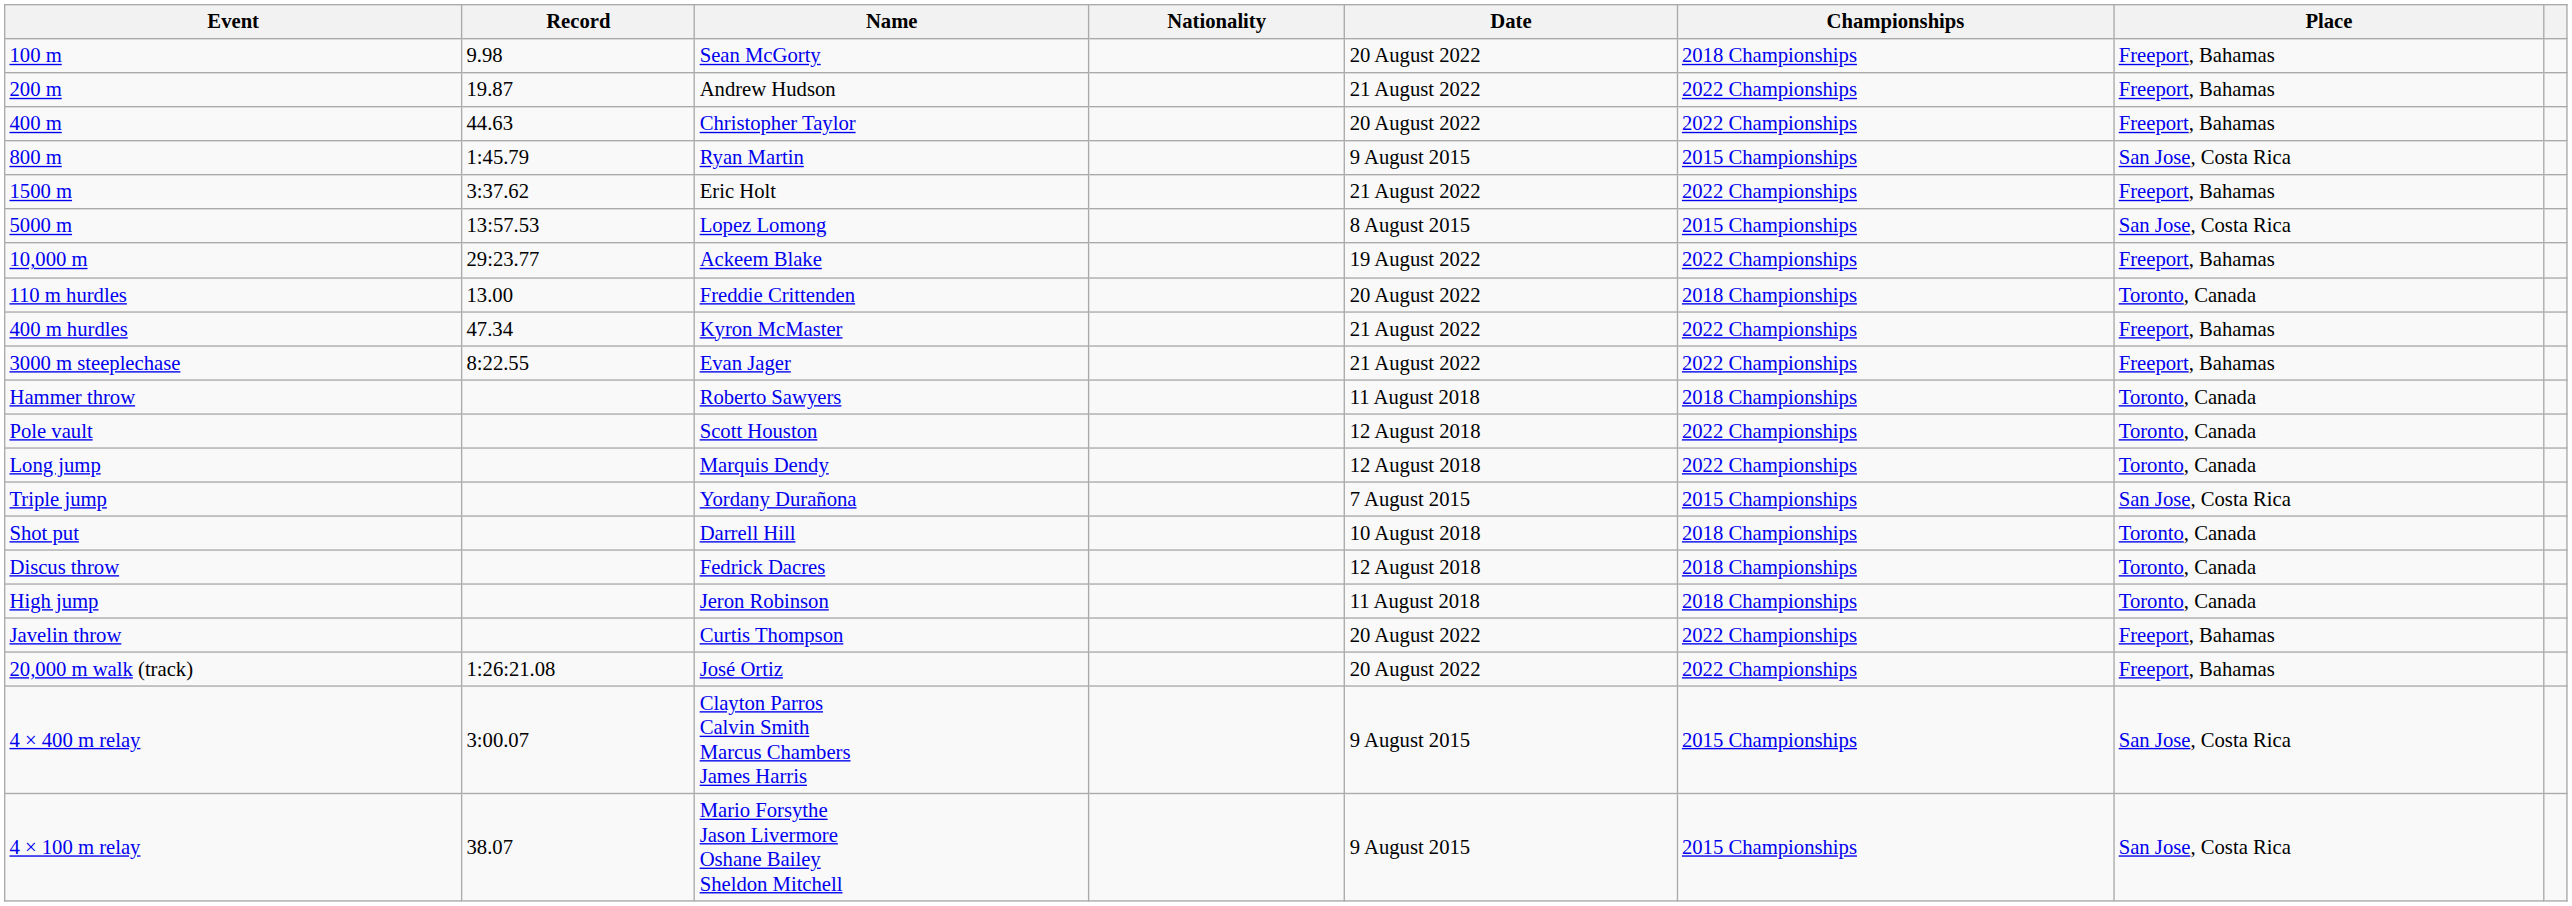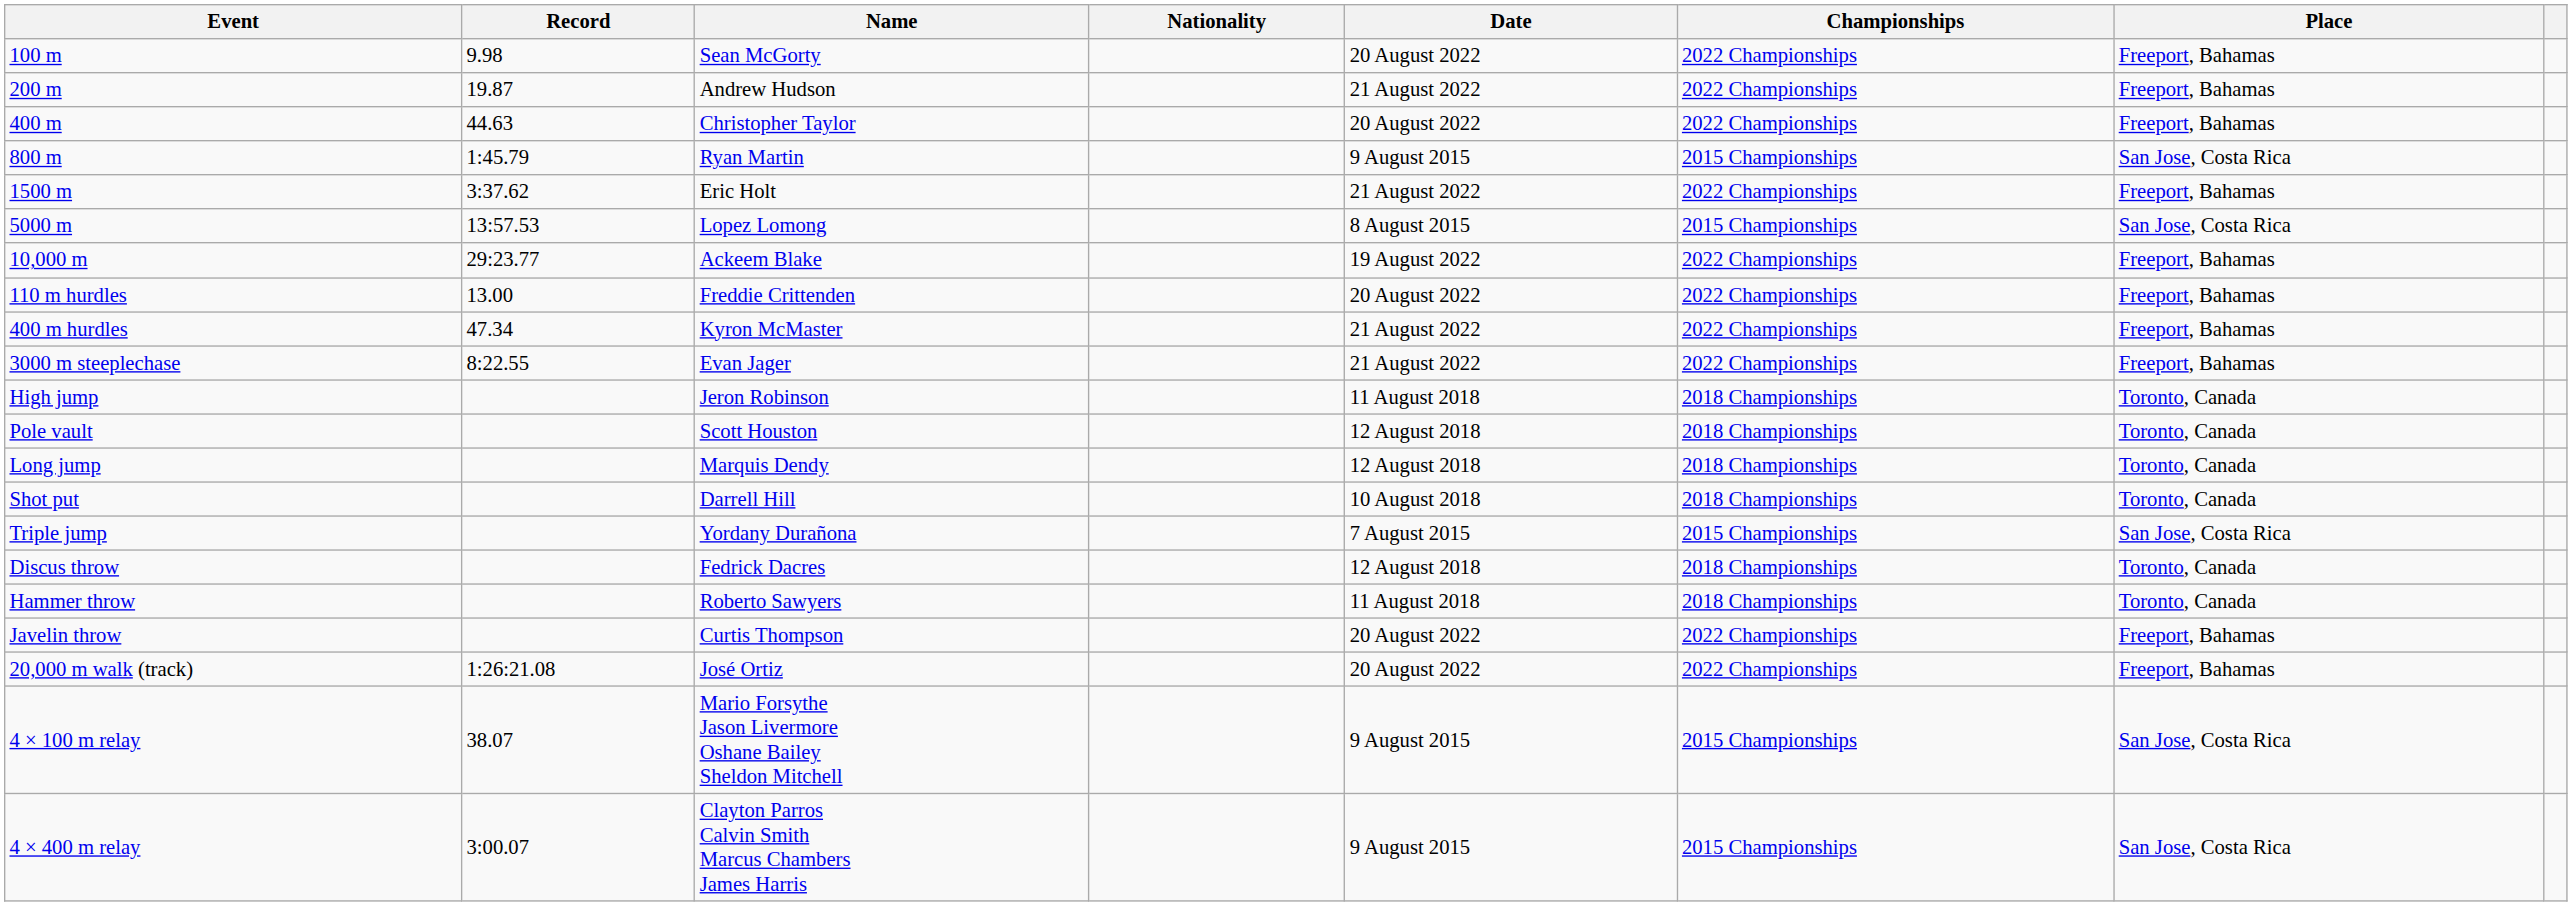(1769, 55) 2018 Championships -> (1769, 55) 2022 Championships
(1769, 294) 2018 Championships -> (1769, 294) 2022 Championships
(2187, 294) Toronto, Canada -> (2197, 294) Freeport, Bahamas
rows swapped: (54, 601) <-> (72, 396)
(1769, 430) 2022 Championships -> (1769, 430) 2018 Championships
(1769, 464) 2022 Championships -> (1769, 464) 2018 Championships
rows swapped: (58, 498) <-> (44, 533)
rows swapped: (75, 847) <-> (75, 740)
